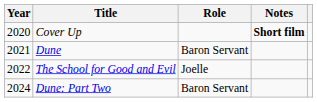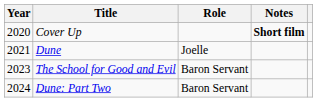(215, 50) Baron Servant -> (195, 50) Joelle
(19, 69) 2022 -> (19, 69) 2023
(195, 69) Joelle -> (215, 69) Baron Servant
